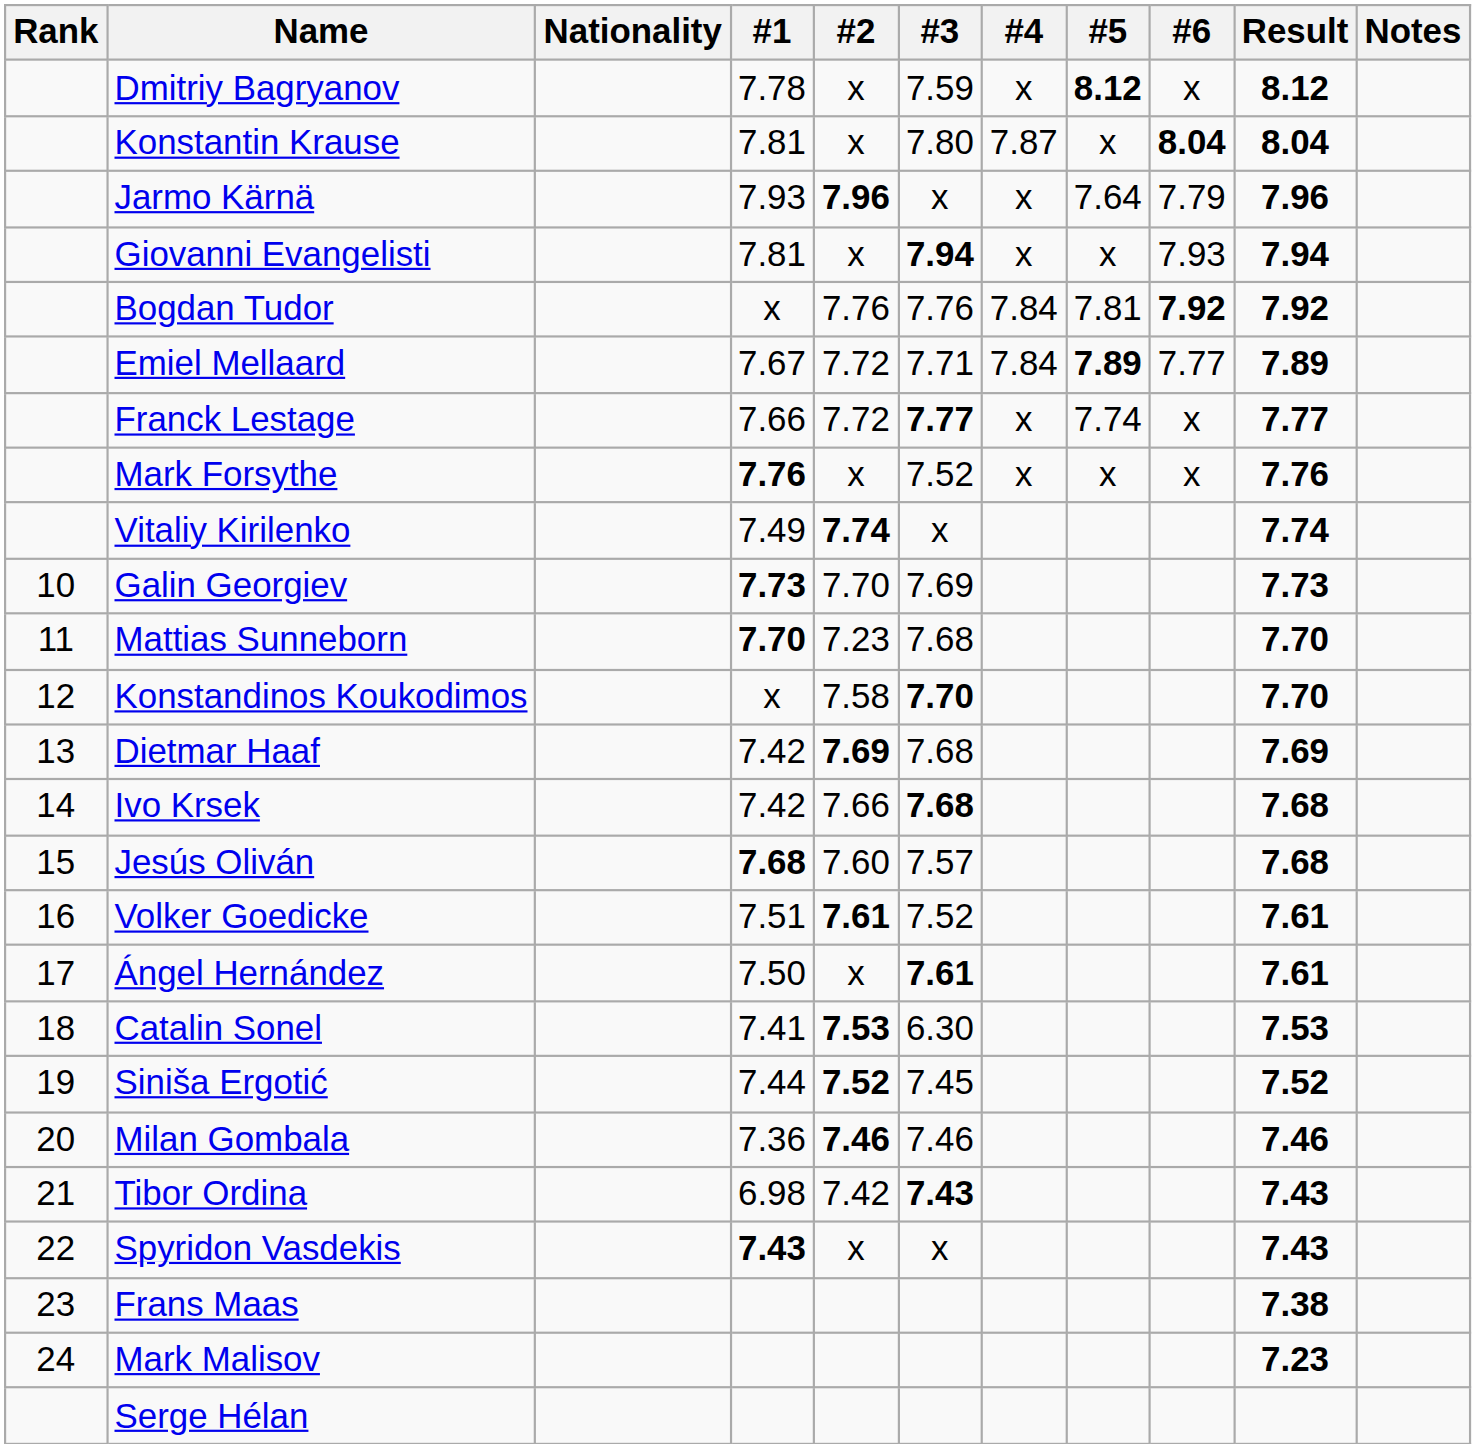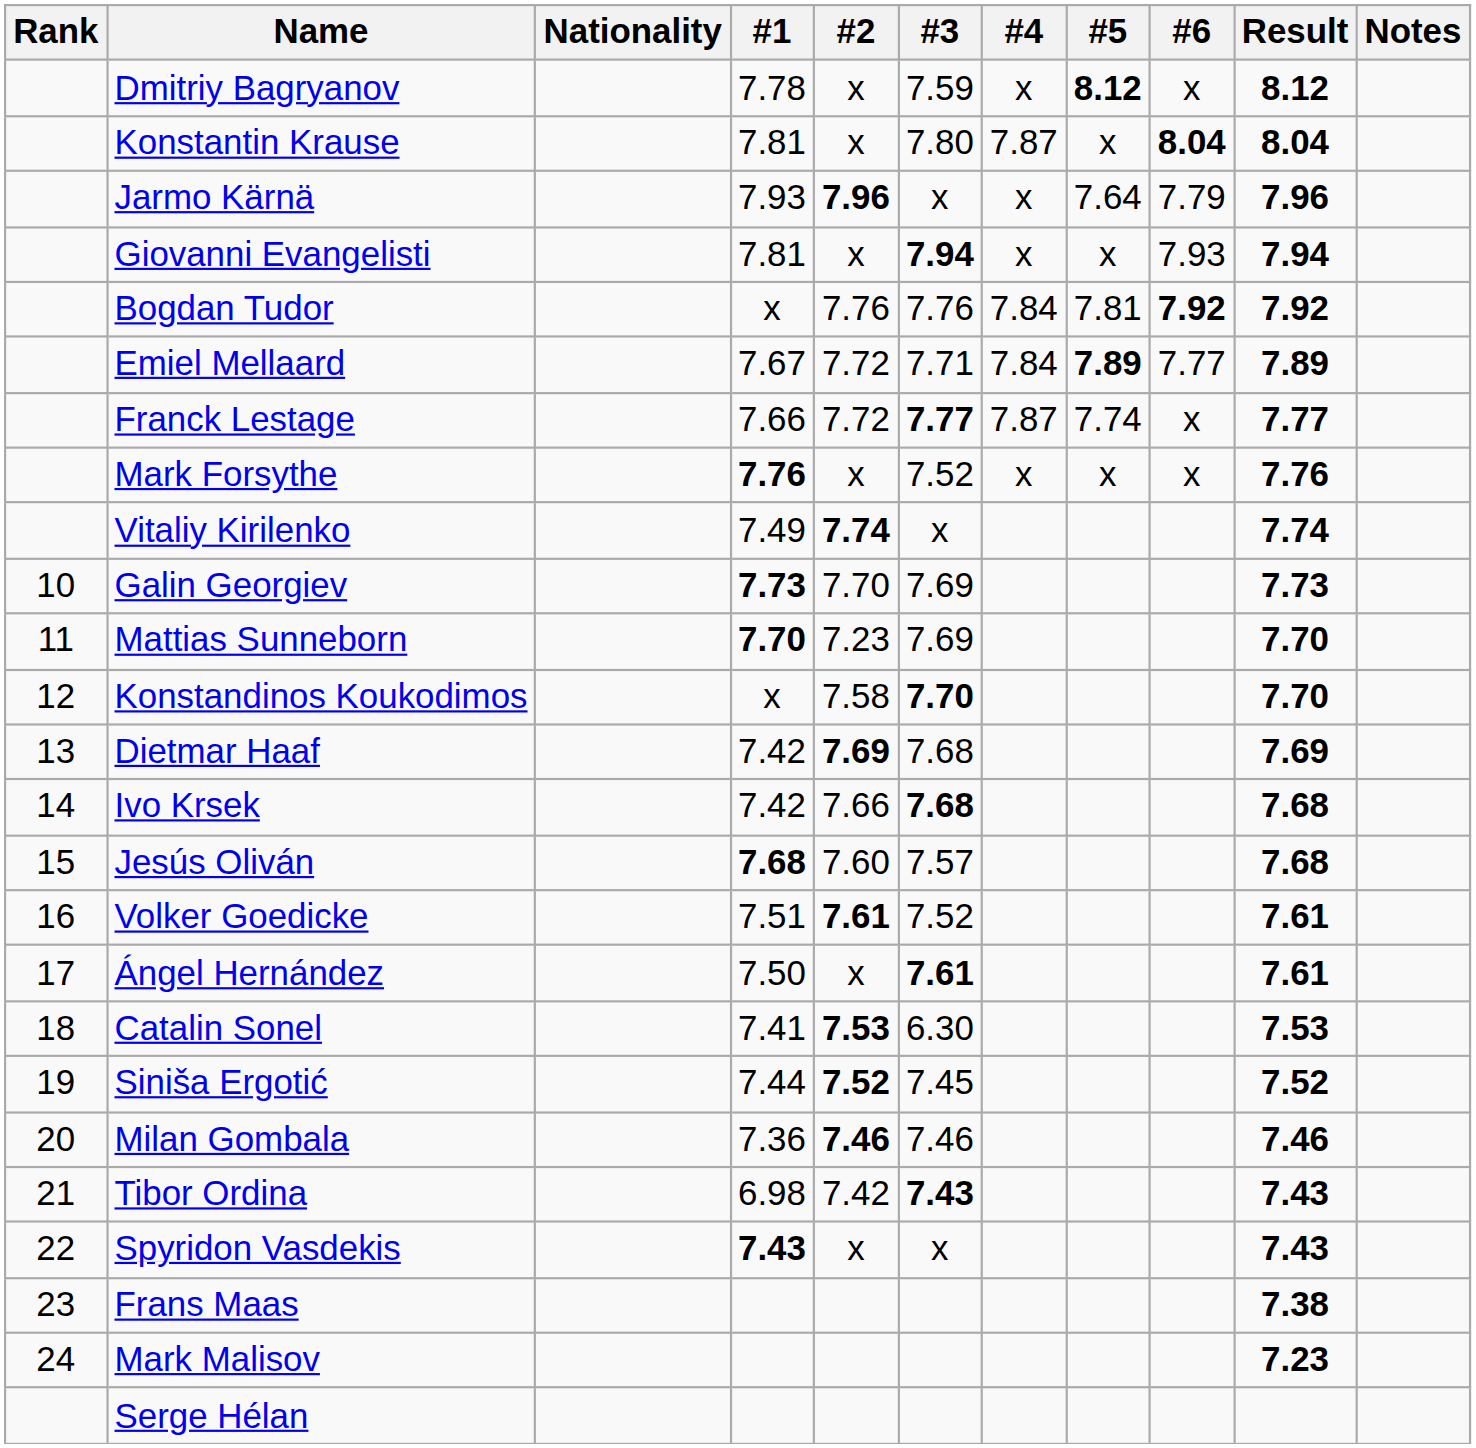(1024, 419) x -> (1024, 419) 7.87
(940, 640) 7.68 -> (940, 640) 7.69
